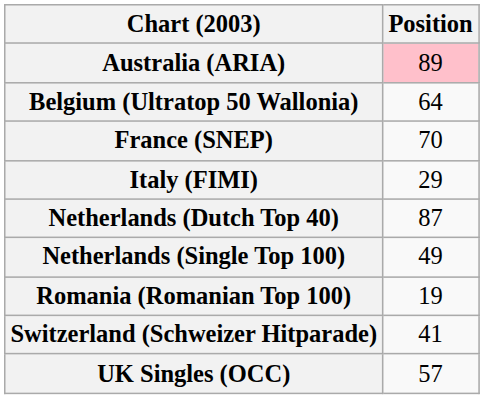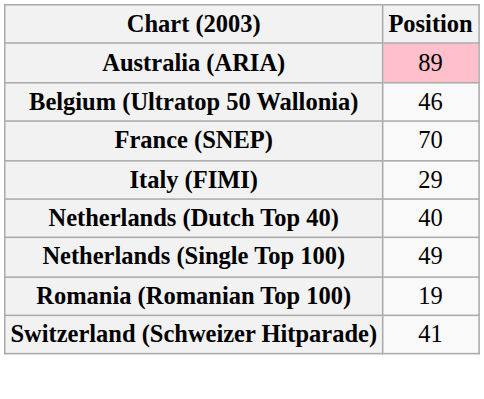(431, 101) 64 -> (431, 101) 46
(431, 218) 87 -> (431, 218) 40
- row: (194, 373)
